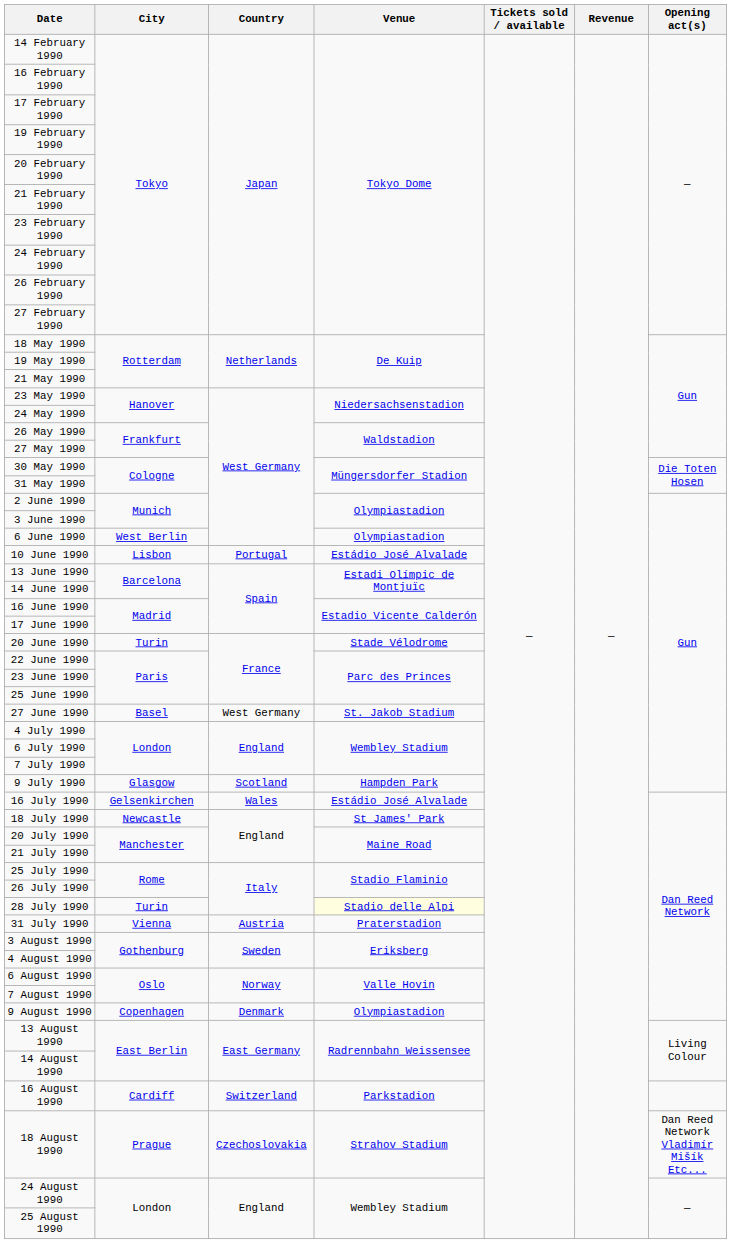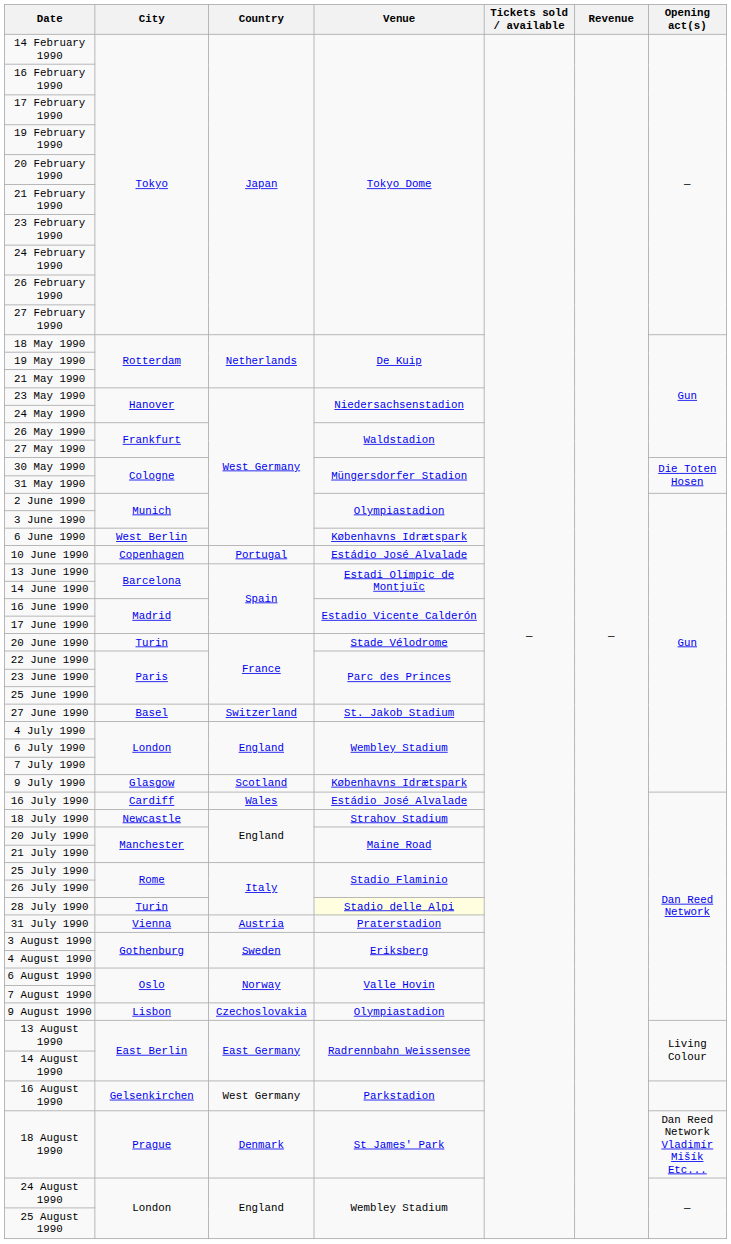(399, 537) Olympiastadion -> (399, 537) Københavns Idrætspark
(152, 555) Lisbon -> (152, 555) Copenhagen
(261, 713) West Germany -> (261, 713) Switzerland
(399, 783) Hampden Park -> (399, 783) Københavns Idrætspark
(152, 801) Gelsenkirchen -> (152, 801) Cardiff
(399, 818) St James' Park -> (399, 818) Strahov Stadium
(152, 1012) Copenhagen -> (152, 1012) Lisbon
(261, 1012) Denmark -> (261, 1012) Czechoslovakia
(152, 1096) Cardiff -> (152, 1096) Gelsenkirchen
(261, 1096) Switzerland -> (261, 1096) West Germany
(261, 1144) Czechoslovakia -> (261, 1144) Denmark
(399, 1144) Strahov Stadium -> (399, 1144) St James' Park
